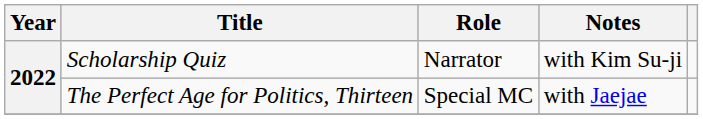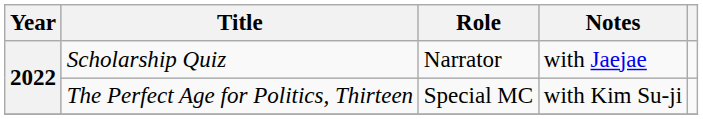(613, 59) with Kim Su-ji -> (595, 59) with Jaejae
(595, 95) with Jaejae -> (613, 95) with Kim Su-ji
